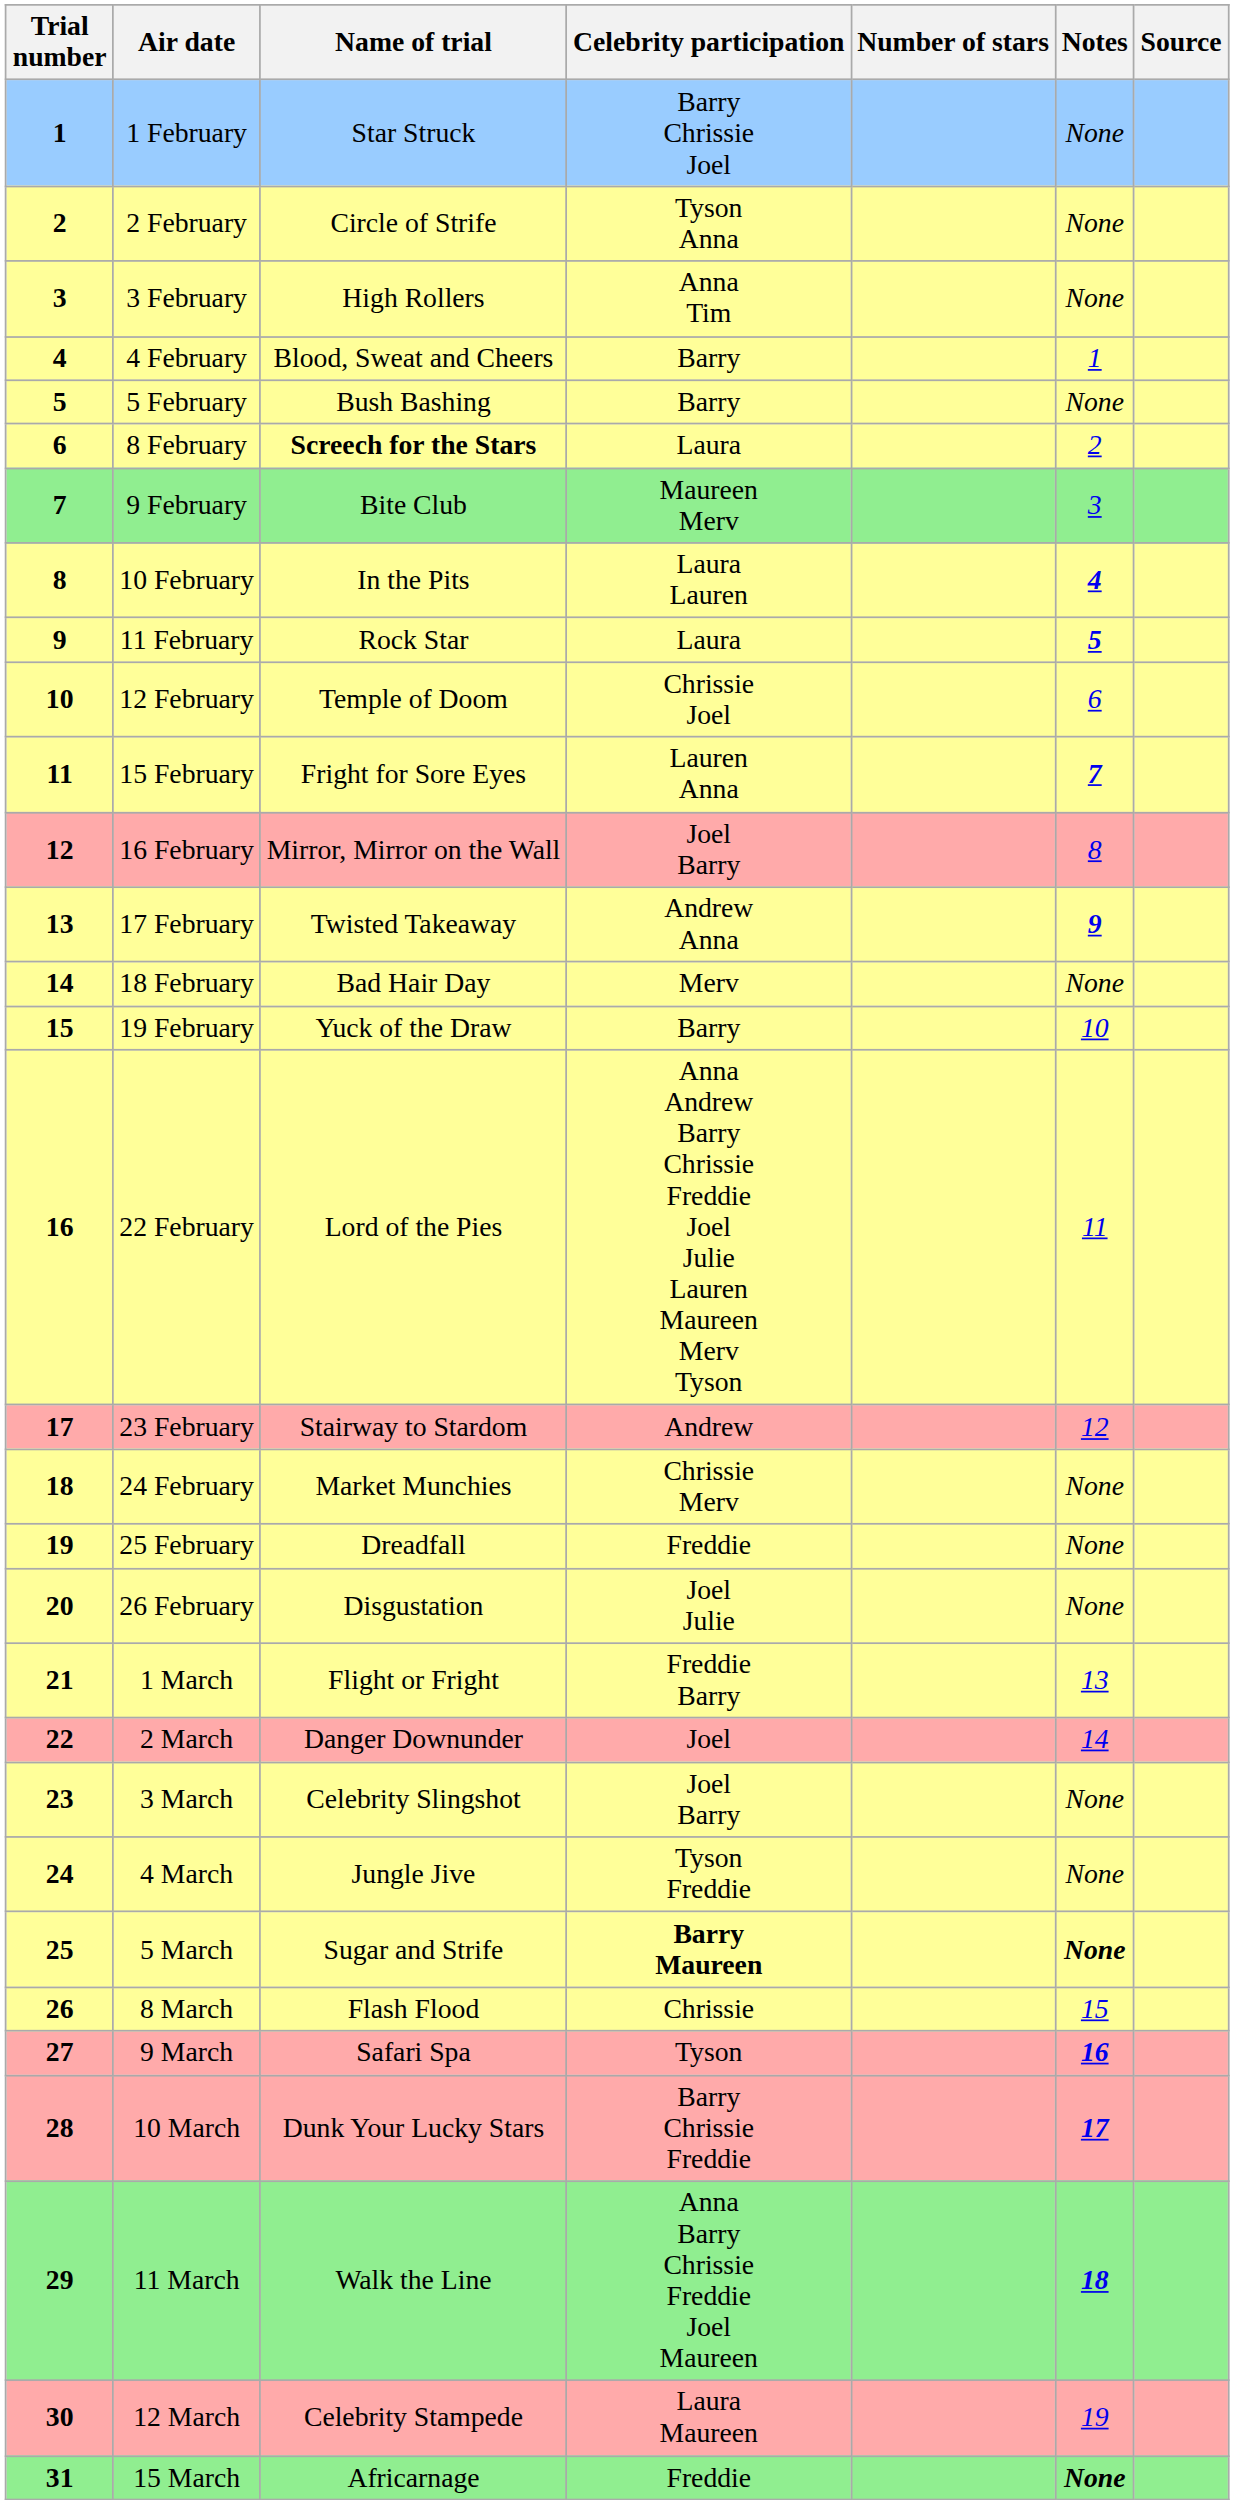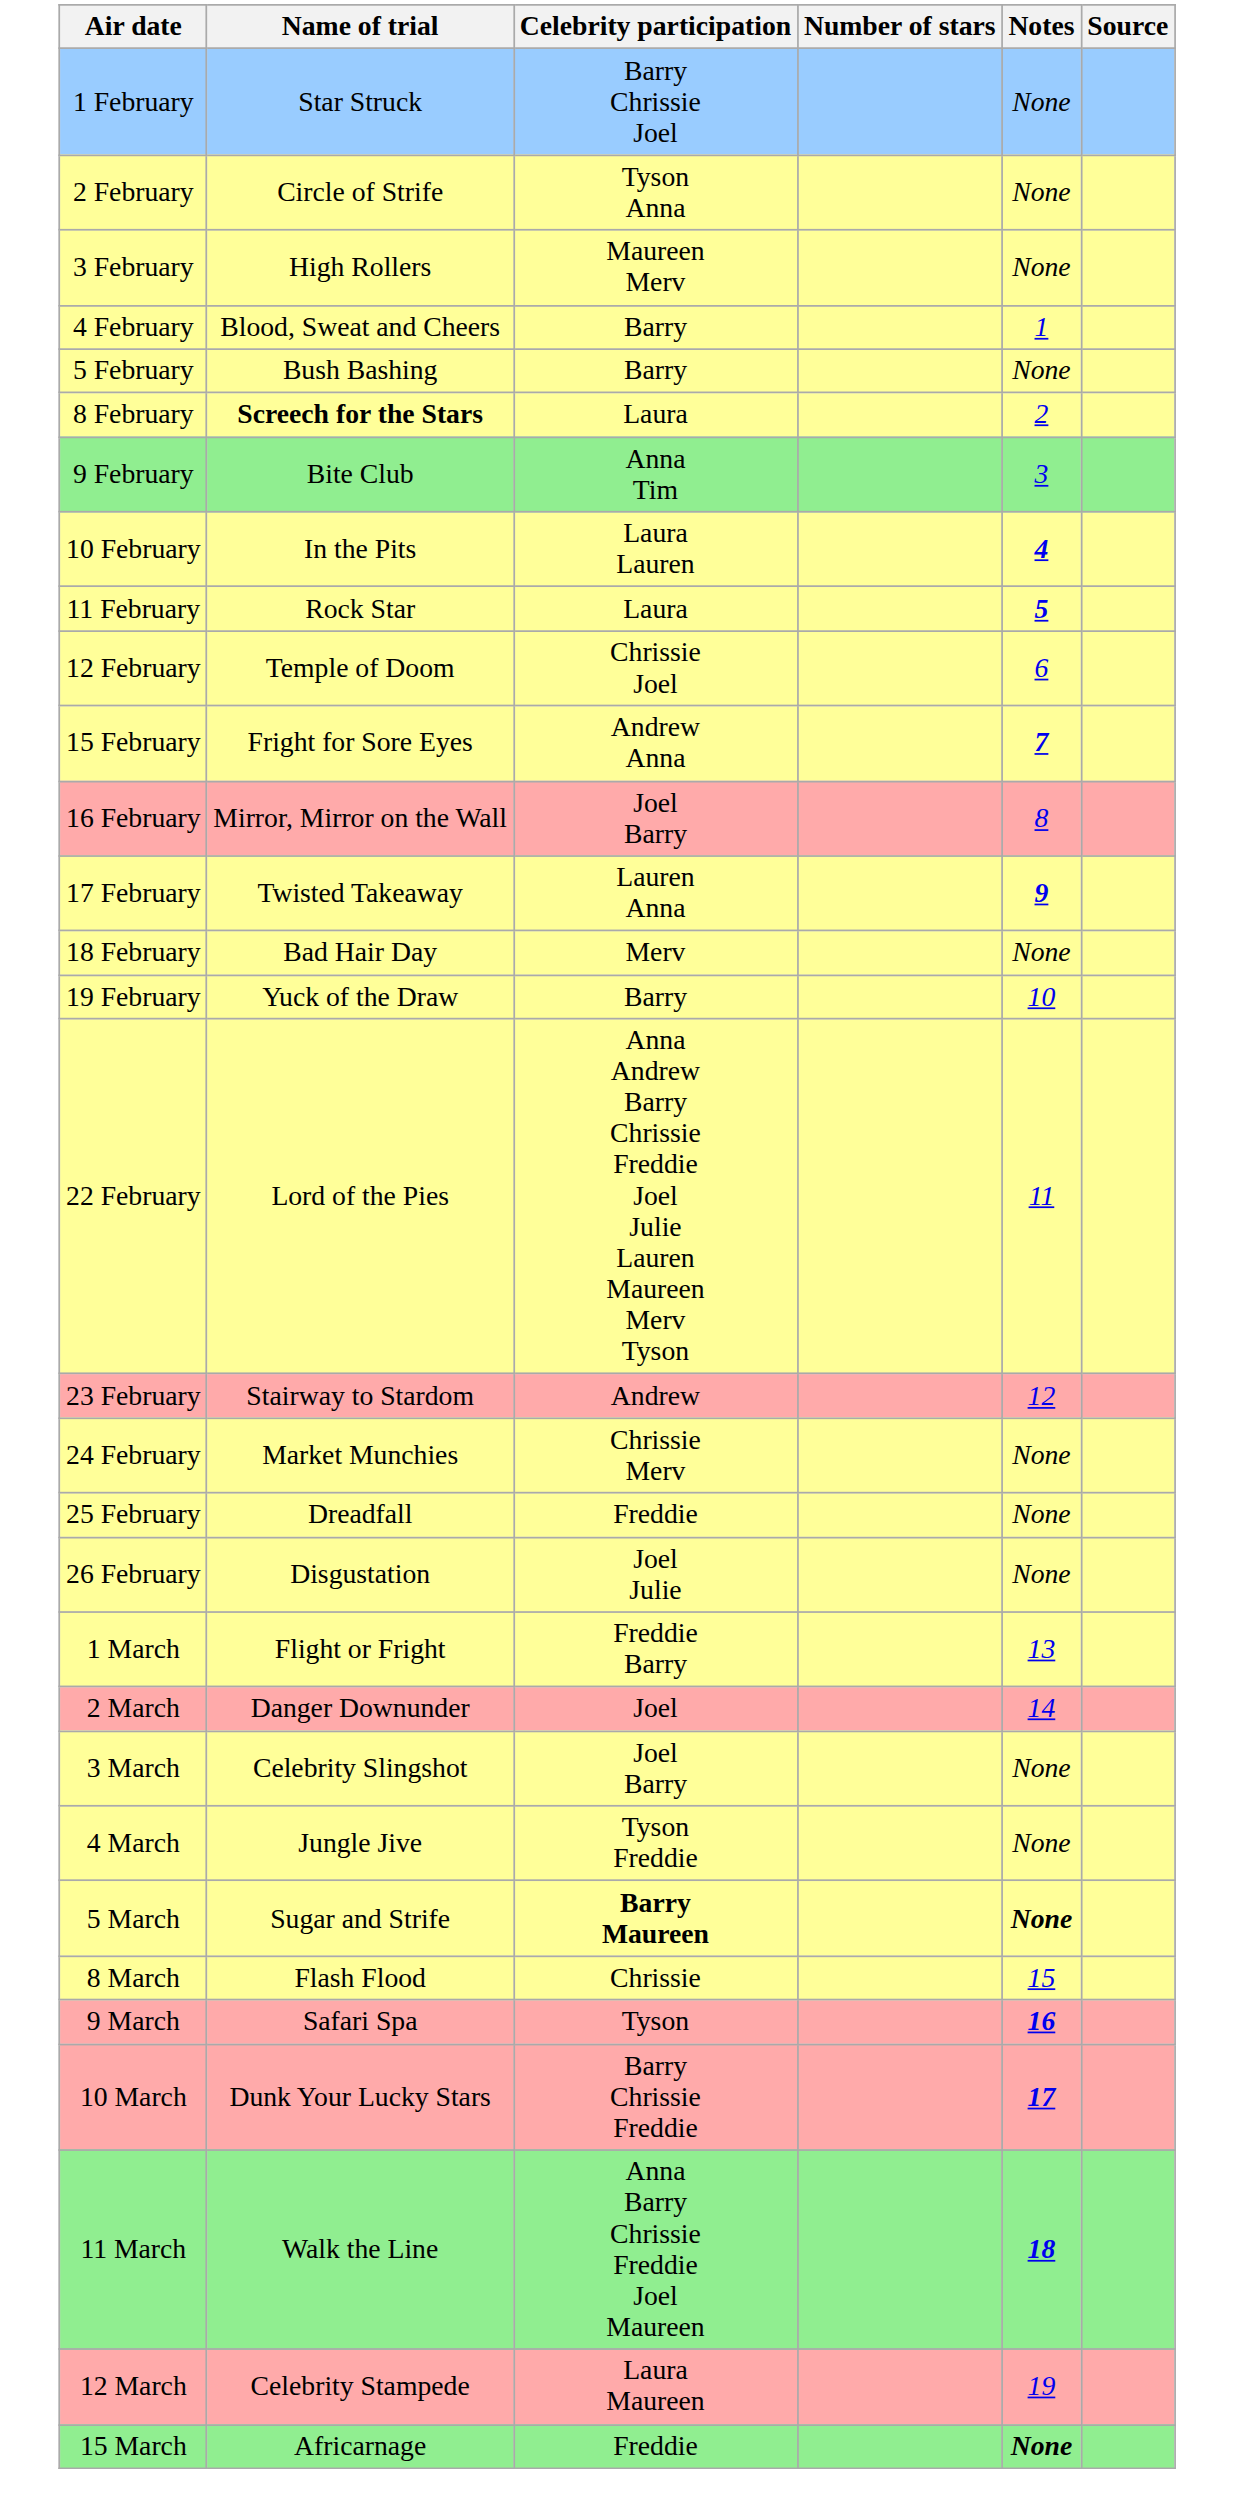- column: (60, 42)
(709, 298) Anna Tim -> (655, 267) Maureen Merv
(709, 505) Maureen Merv -> (655, 473) Anna Tim
(709, 774) Lauren Anna -> (655, 742) Andrew Anna
(709, 924) Andrew Anna -> (655, 892) Lauren Anna
